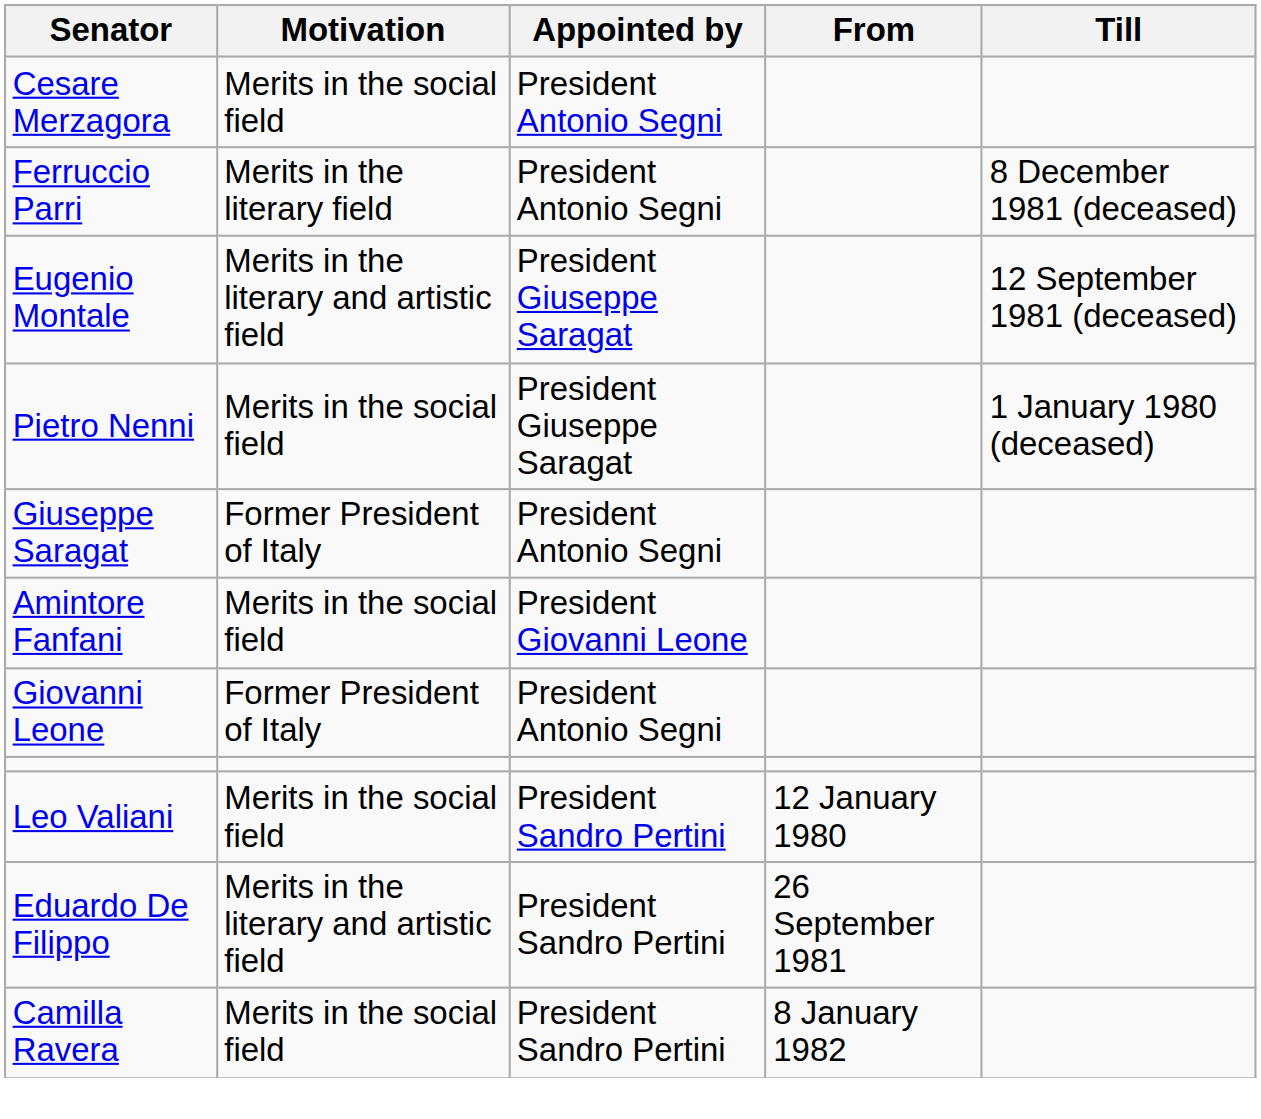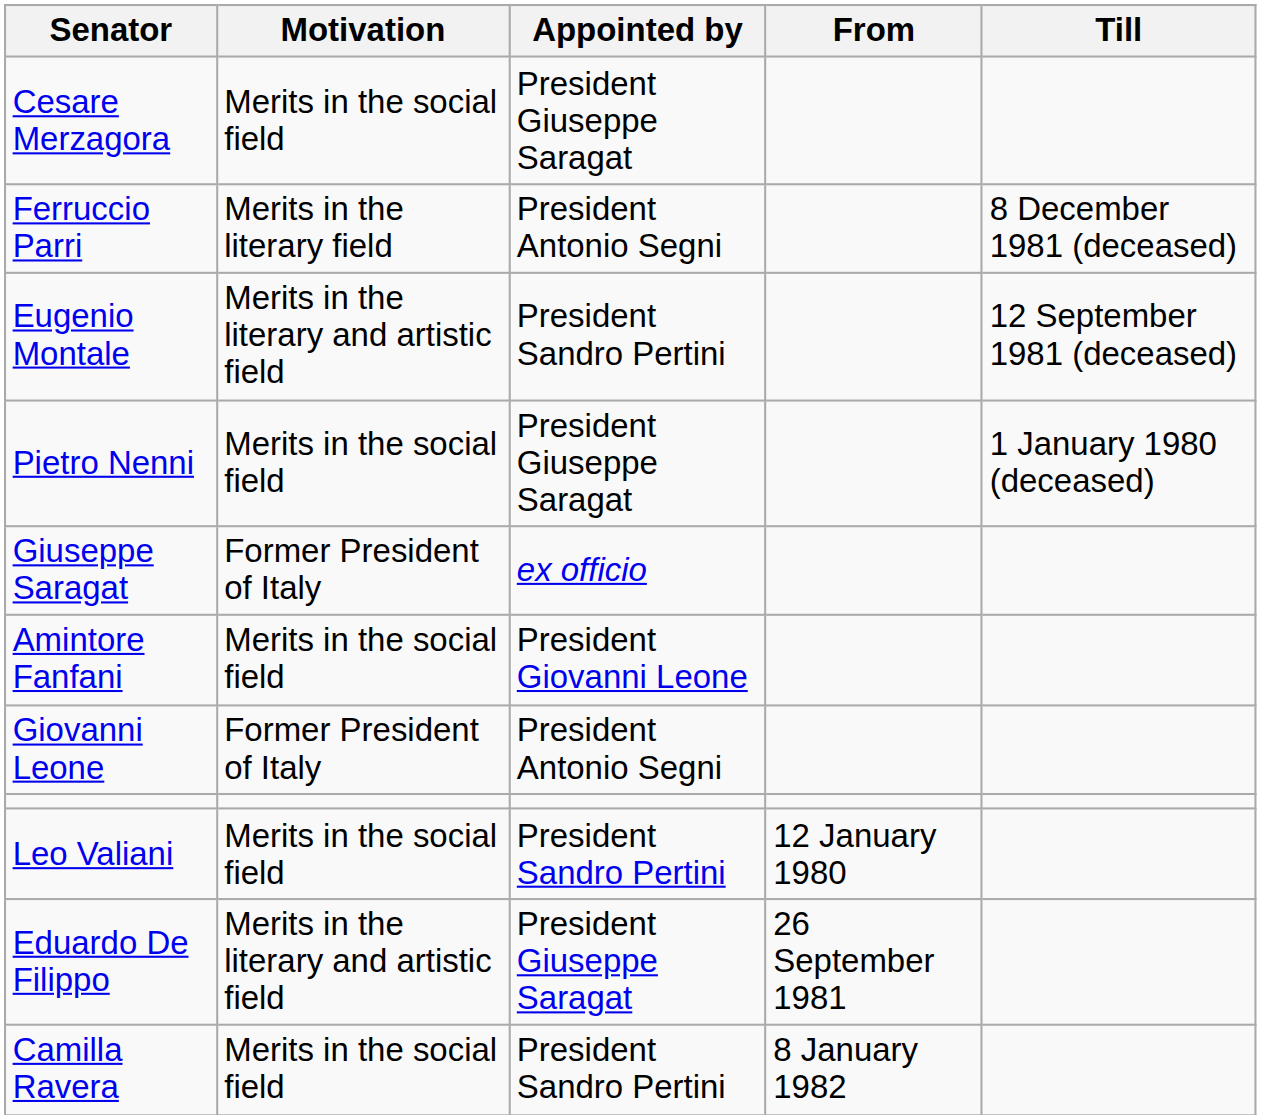(619, 101) President Antonio Segni -> (587, 119) President Giuseppe Saragat
(587, 298) President Giuseppe Saragat -> (621, 335) President Sandro Pertini
(619, 533) President Antonio Segni -> (582, 570) ex officio
(621, 924) President Sandro Pertini -> (587, 961) President Giuseppe Saragat
